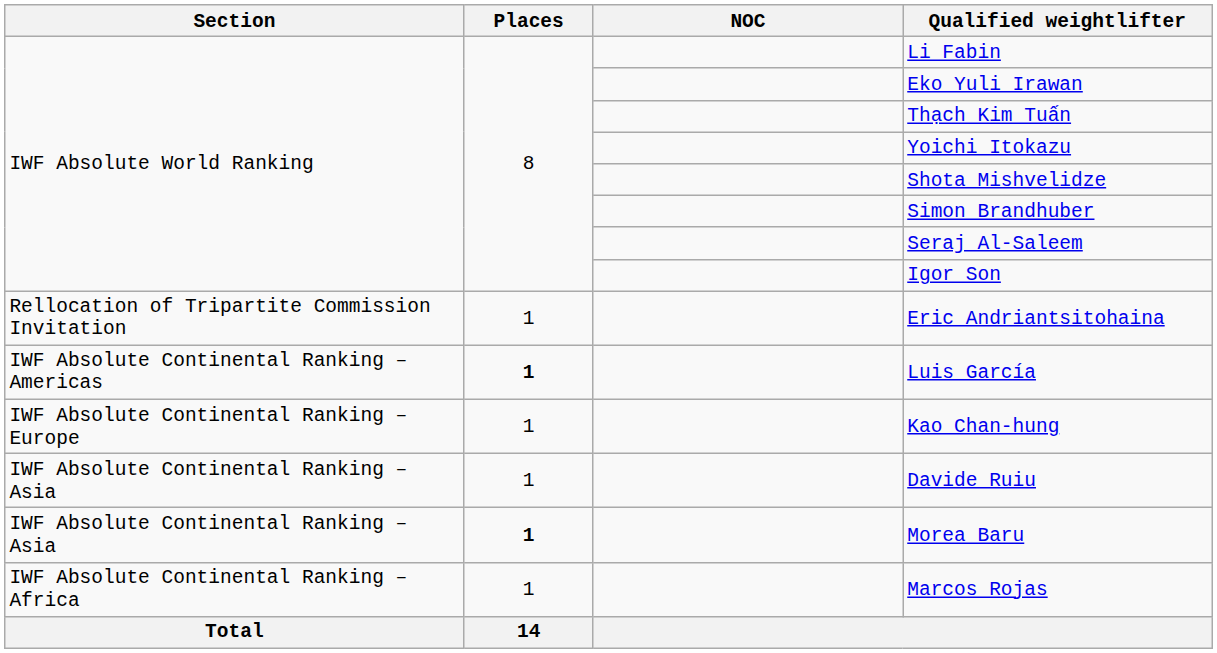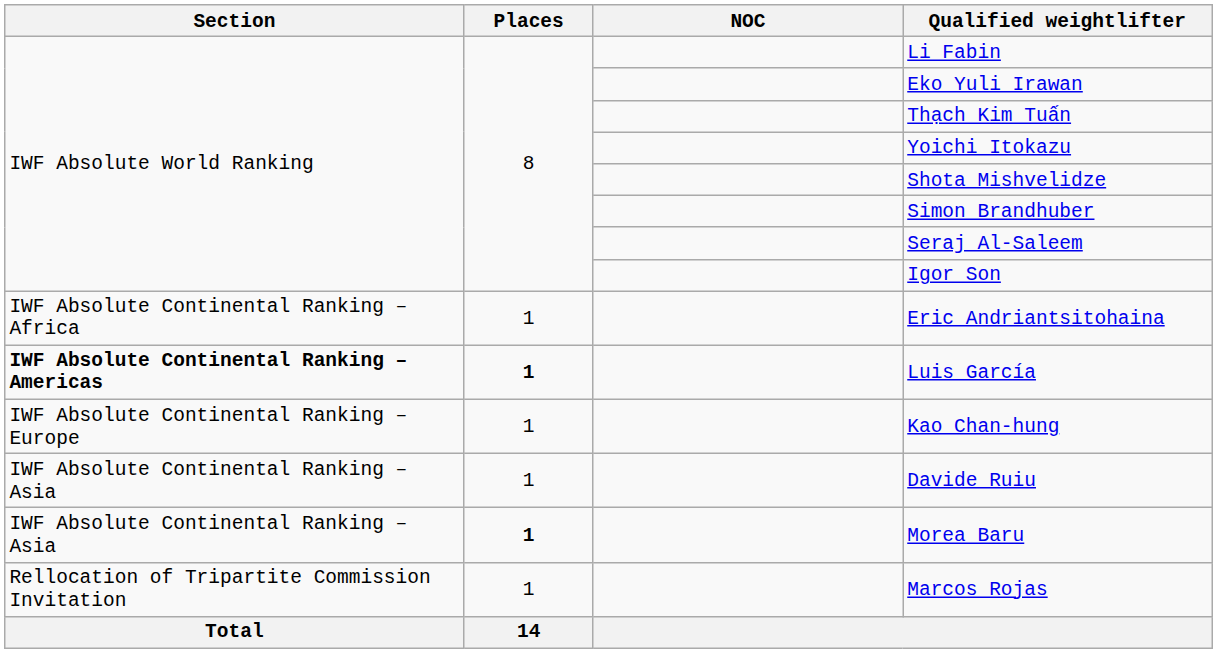(220, 318) Rellocation of Tripartite Commission Invitation -> (208, 318) IWF Absolute Continental Ranking – Africa
(208, 372) normal -> (208, 372) bold
(208, 589) IWF Absolute Continental Ranking – Africa -> (220, 589) Rellocation of Tripartite Commission Invitation
